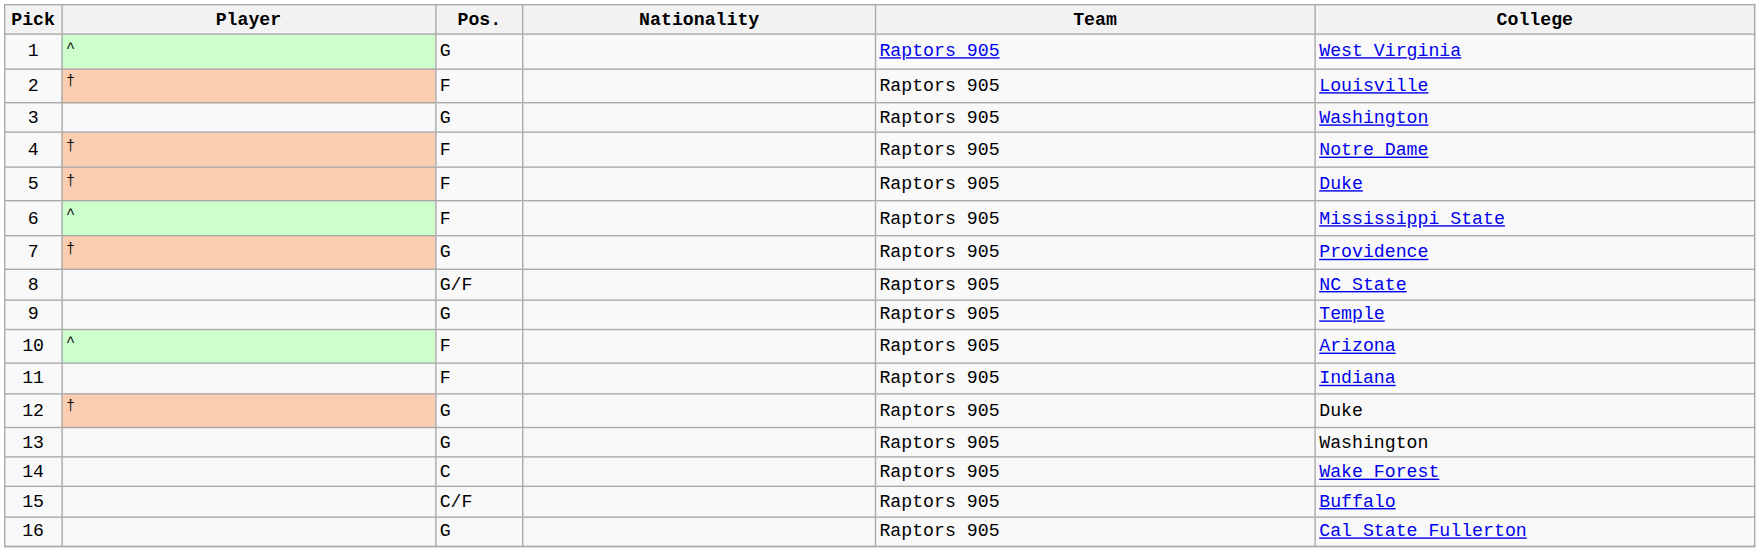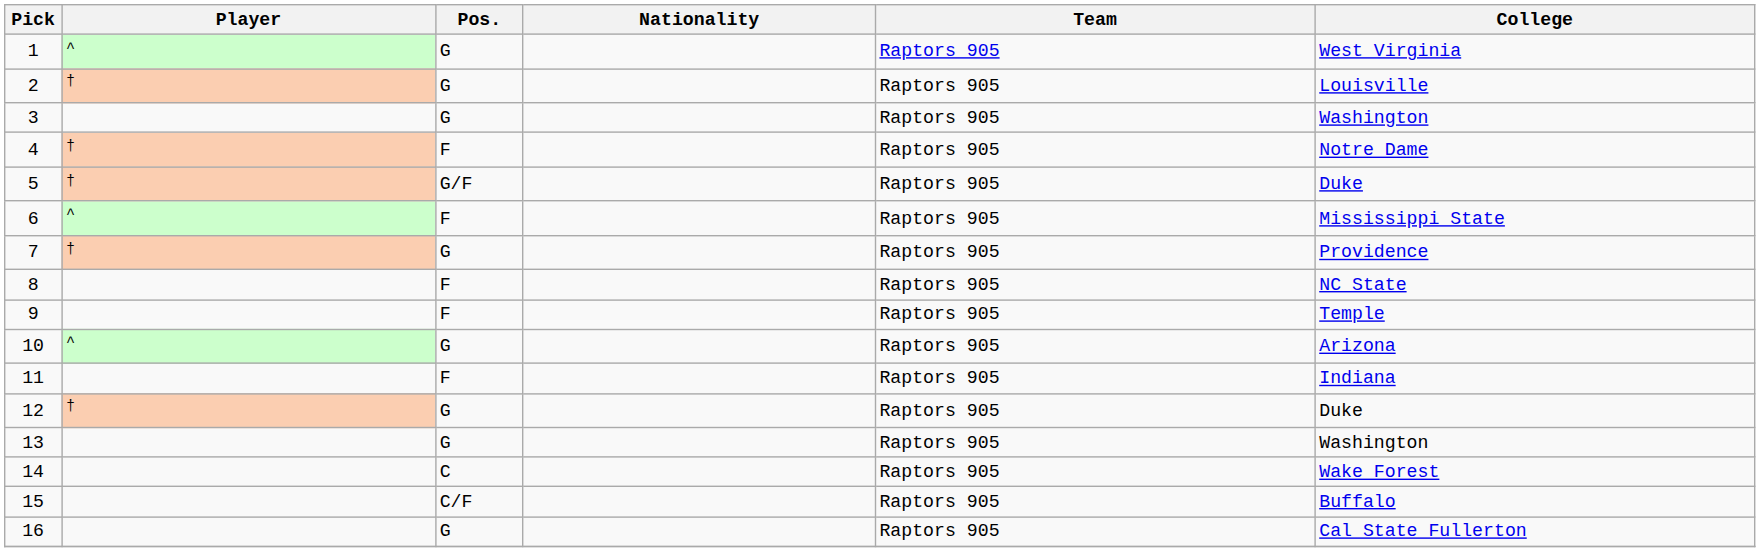(445, 86) F -> (445, 86) G
(445, 184) F -> (456, 184) G/F
(456, 285) G/F -> (445, 285) F
(445, 314) G -> (445, 314) F
(445, 346) F -> (445, 346) G
